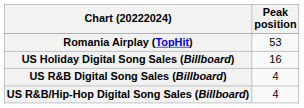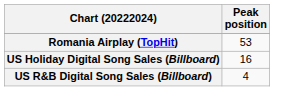- row: (128, 94)
